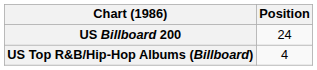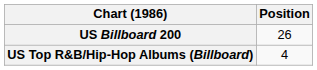(285, 34) 24 -> (285, 34) 26
